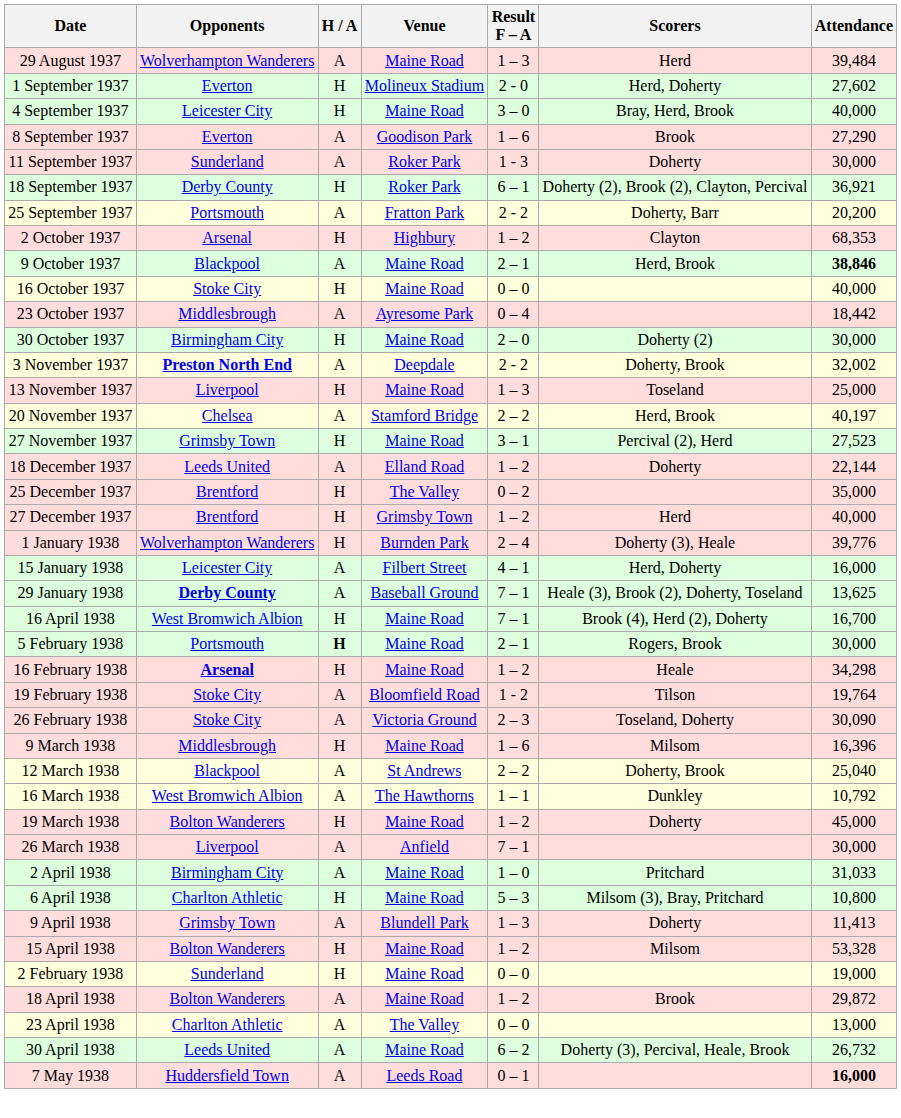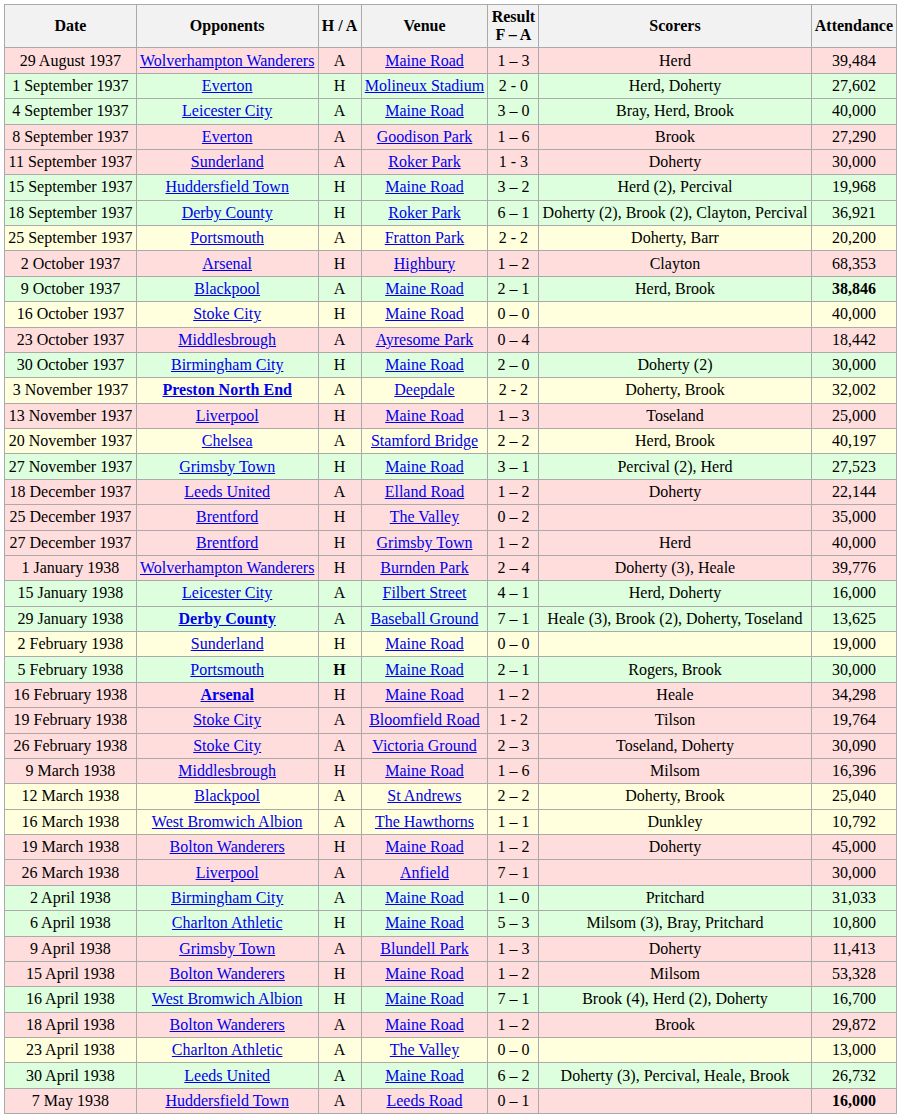(340, 111) H -> (340, 111) A
+ row: (70, 187)
rows swapped: (70, 974) <-> (70, 618)
